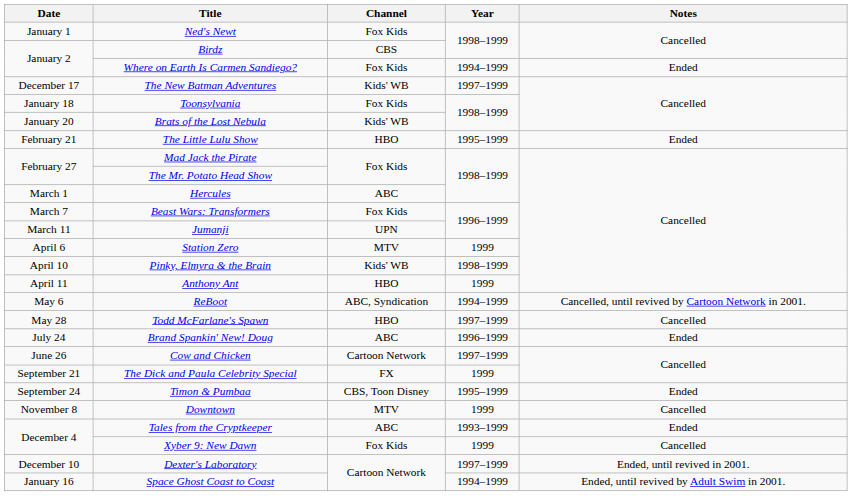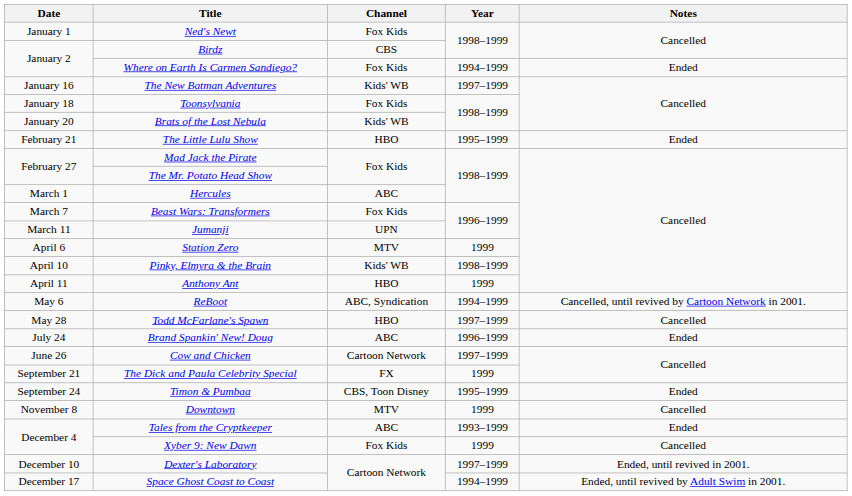(49, 85) December 17 -> (49, 85) January 16
(49, 481) January 16 -> (49, 481) December 17
